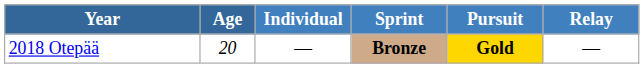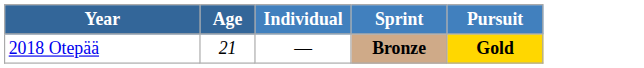- column: (591, 19)
(228, 48) 20 -> (228, 48) 21
